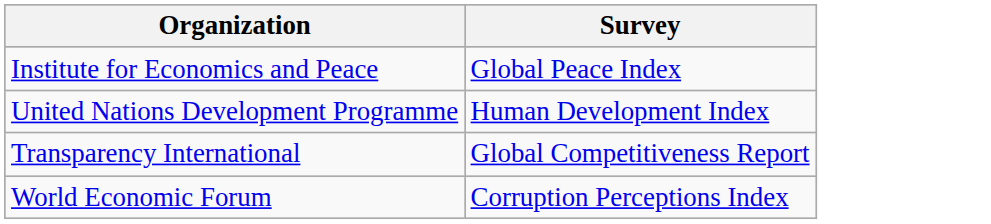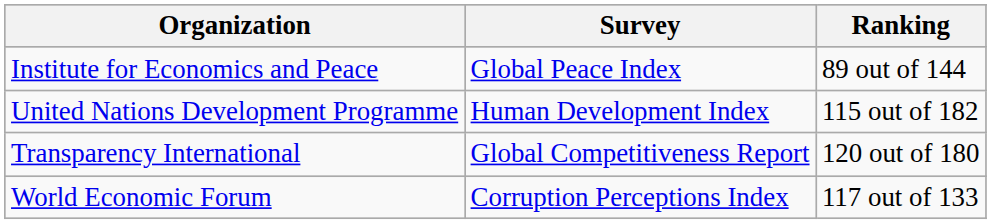+ column: (901, 25)
